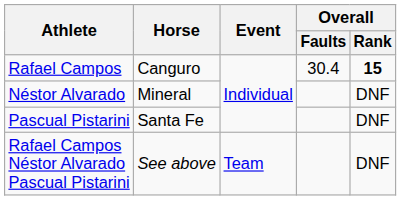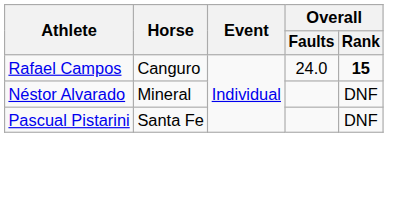(323, 68) 30.4 -> (311, 68) 24.0
- row: (69, 164)
